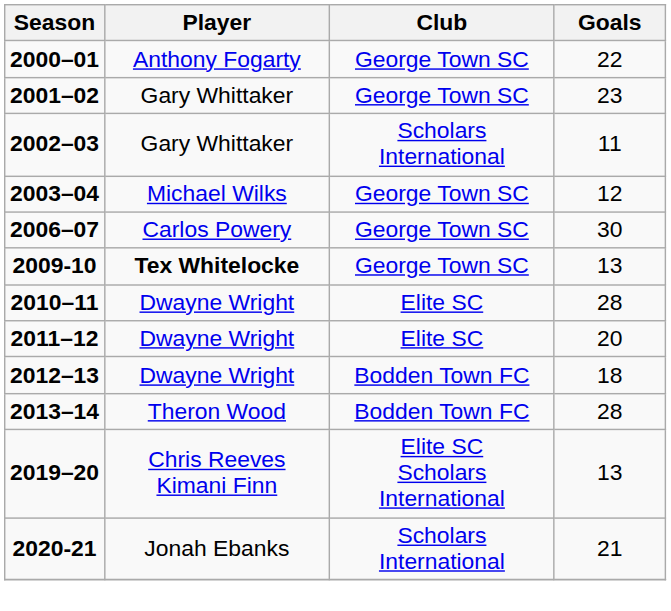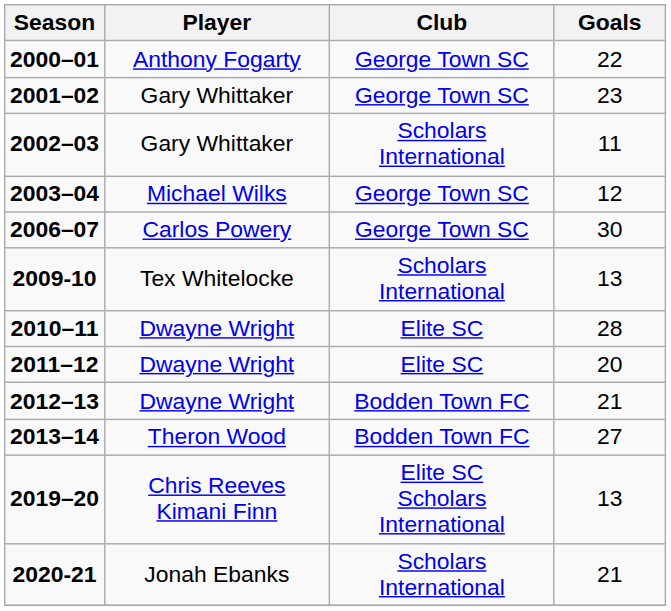(217, 266) bold -> (217, 278) normal
(442, 266) George Town SC -> (442, 278) Scholars International
(610, 374) 18 -> (610, 400) 21
(610, 411) 28 -> (610, 436) 27
